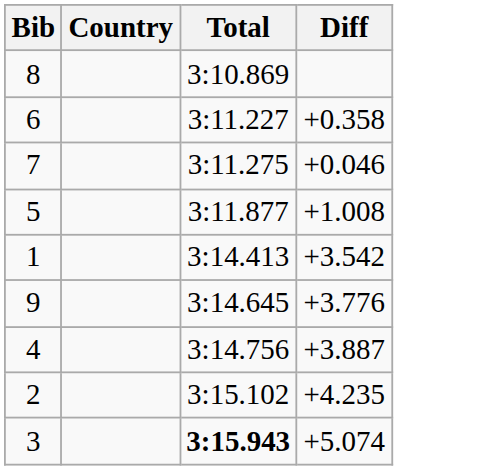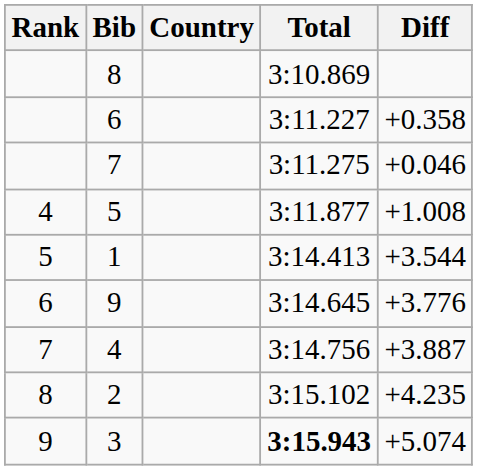+ column: (45, 27)
(344, 257) +3.542 -> (425, 257) +3.544
